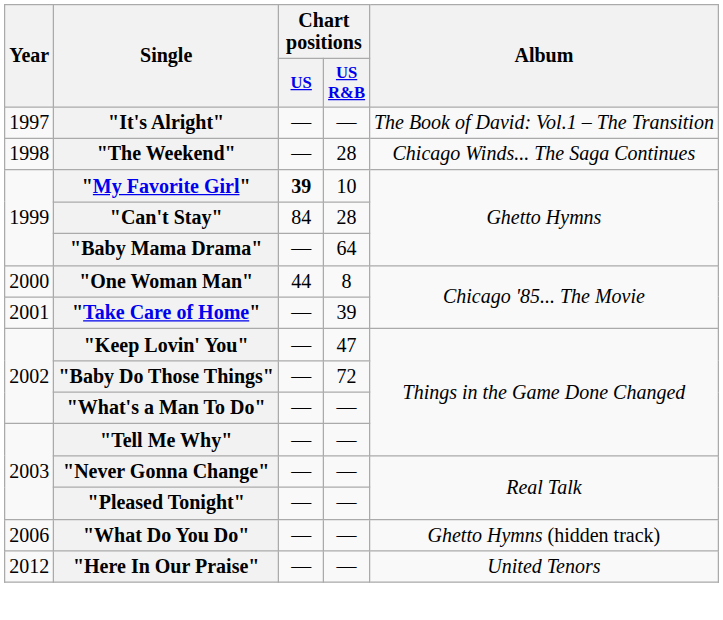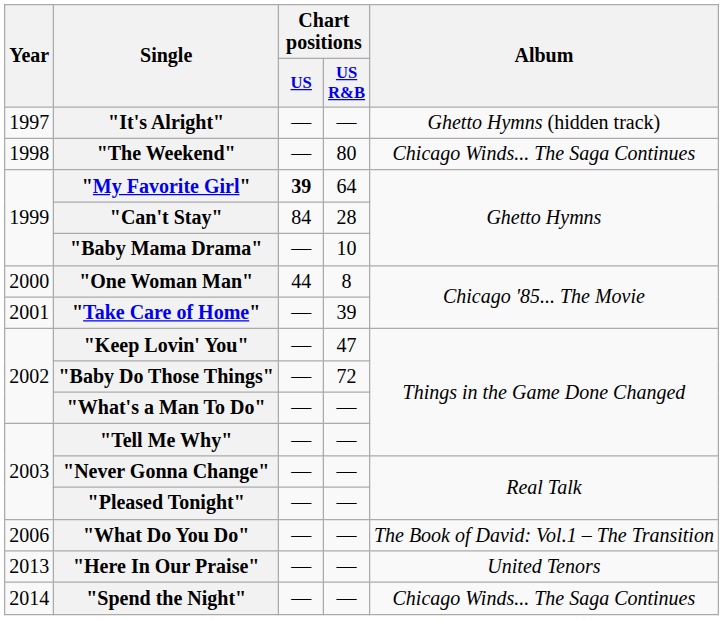(544, 122) The Book of David: Vol.1 – The Transition -> (544, 122) Ghetto Hymns (hidden track)
(347, 154) 28 -> (347, 154) 80
(347, 185) 10 -> (347, 185) 64
(347, 249) 64 -> (347, 249) 10
(544, 534) Ghetto Hymns (hidden track) -> (544, 534) The Book of David: Vol.1 – The Transition
(29, 566) 2012 -> (29, 566) 2013
+ row: (166, 598)
